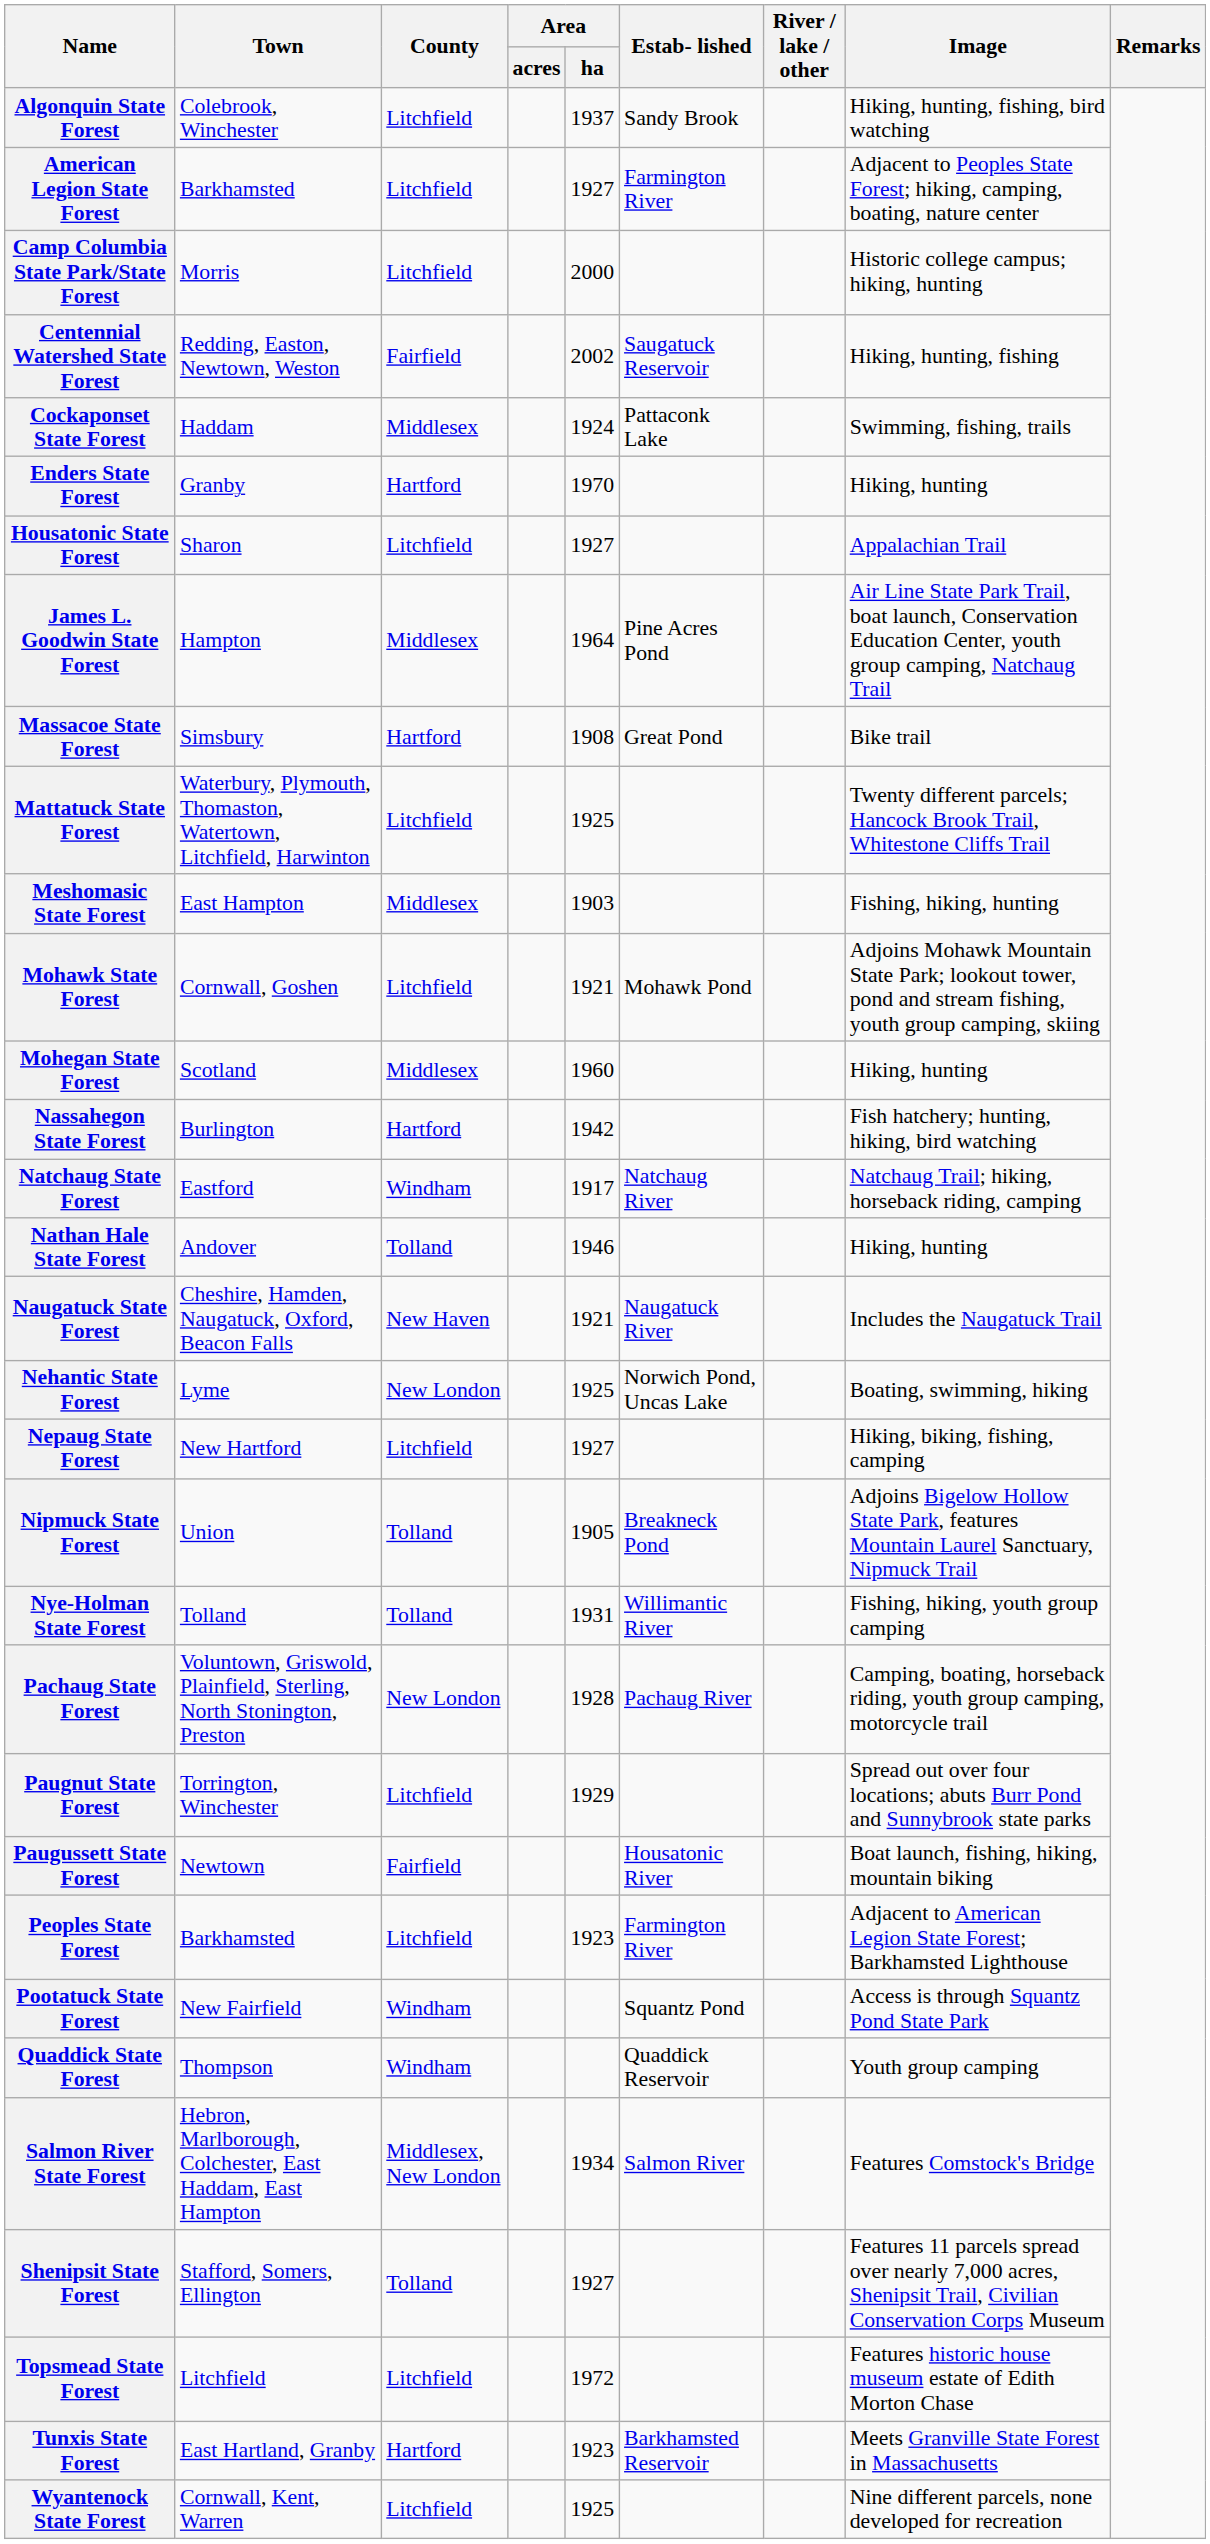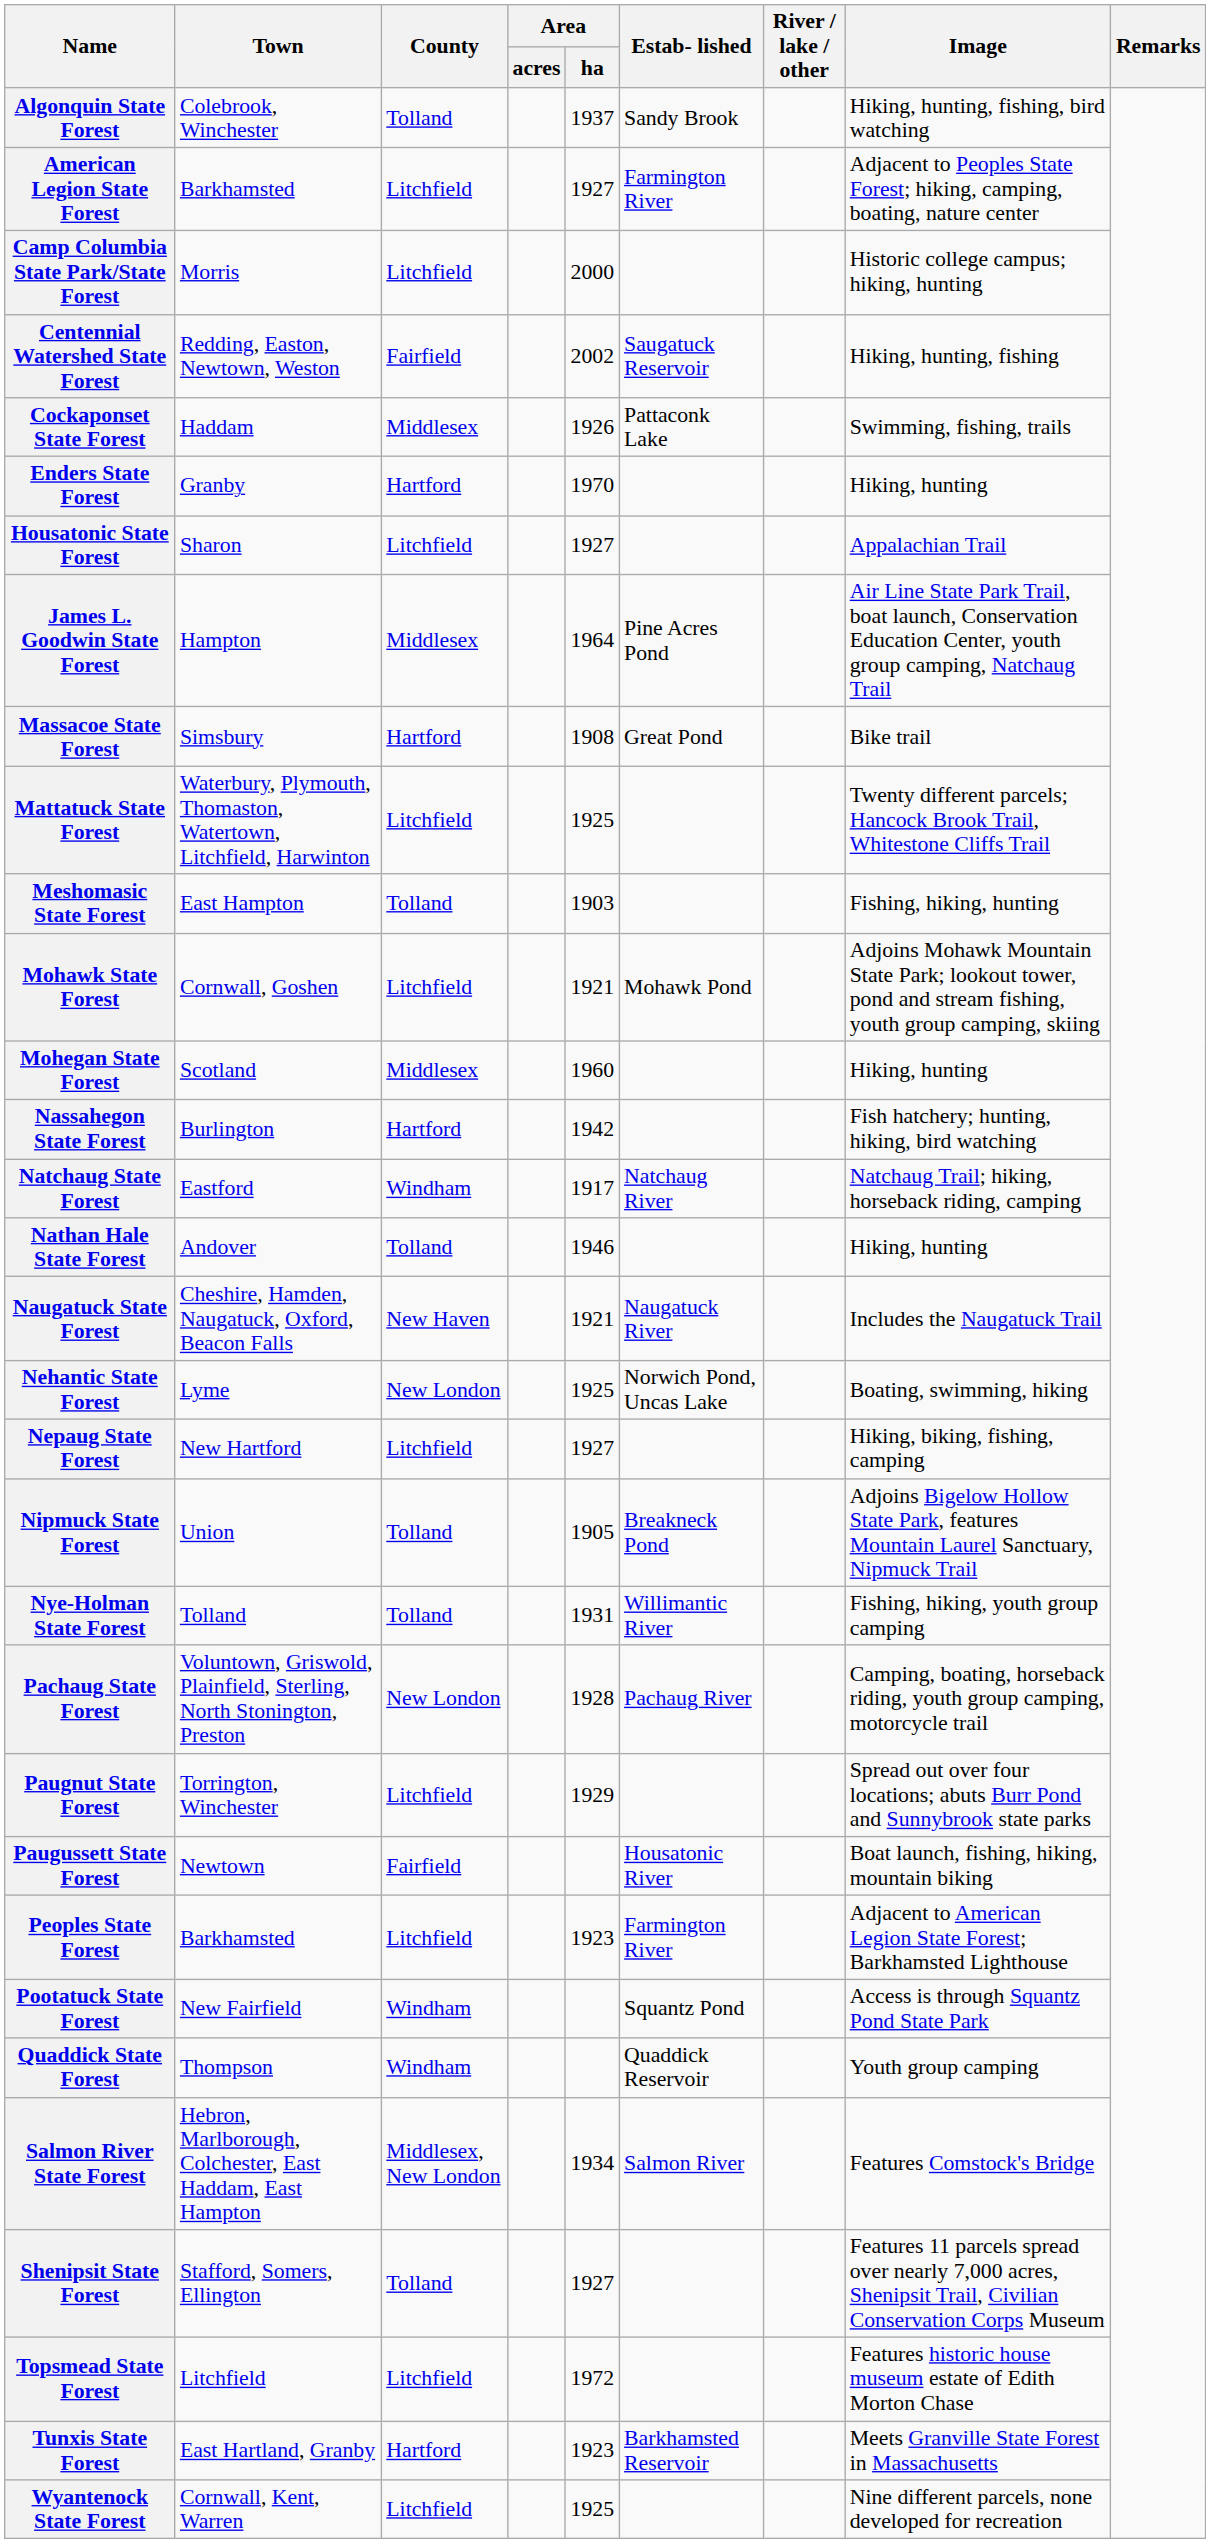(429, 117) Litchfield -> (419, 117) Tolland
(592, 426) 1924 -> (592, 426) 1926
(432, 903) Middlesex -> (419, 903) Tolland
